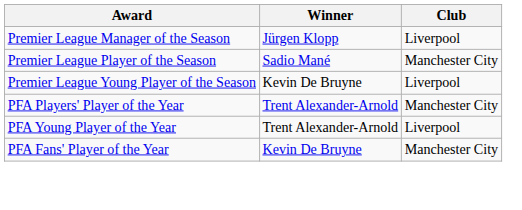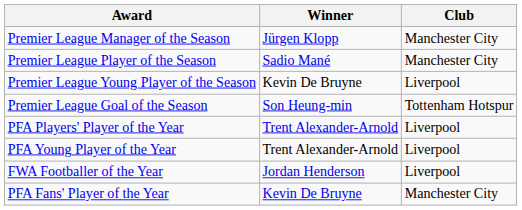(432, 37) Liverpool -> (451, 37) Manchester City
+ row: (108, 104)
(451, 104) Manchester City -> (432, 127) Liverpool
+ row: (85, 171)
